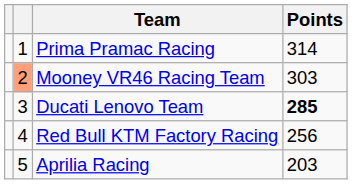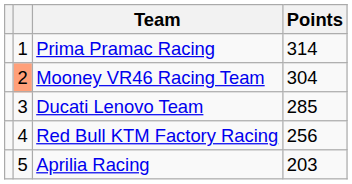(302, 78) 303 -> (302, 78) 304
(302, 107) bold -> (302, 107) normal
